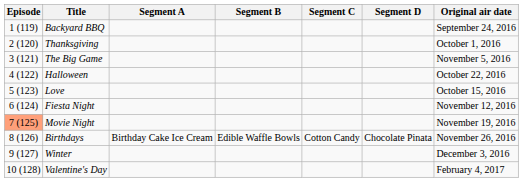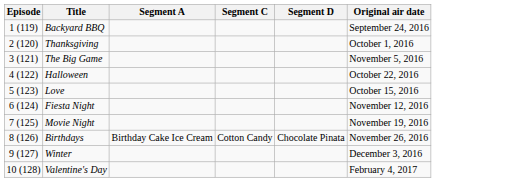- column: (258, 12)
(24, 122) lightsalmon background -> (24, 122) no background
